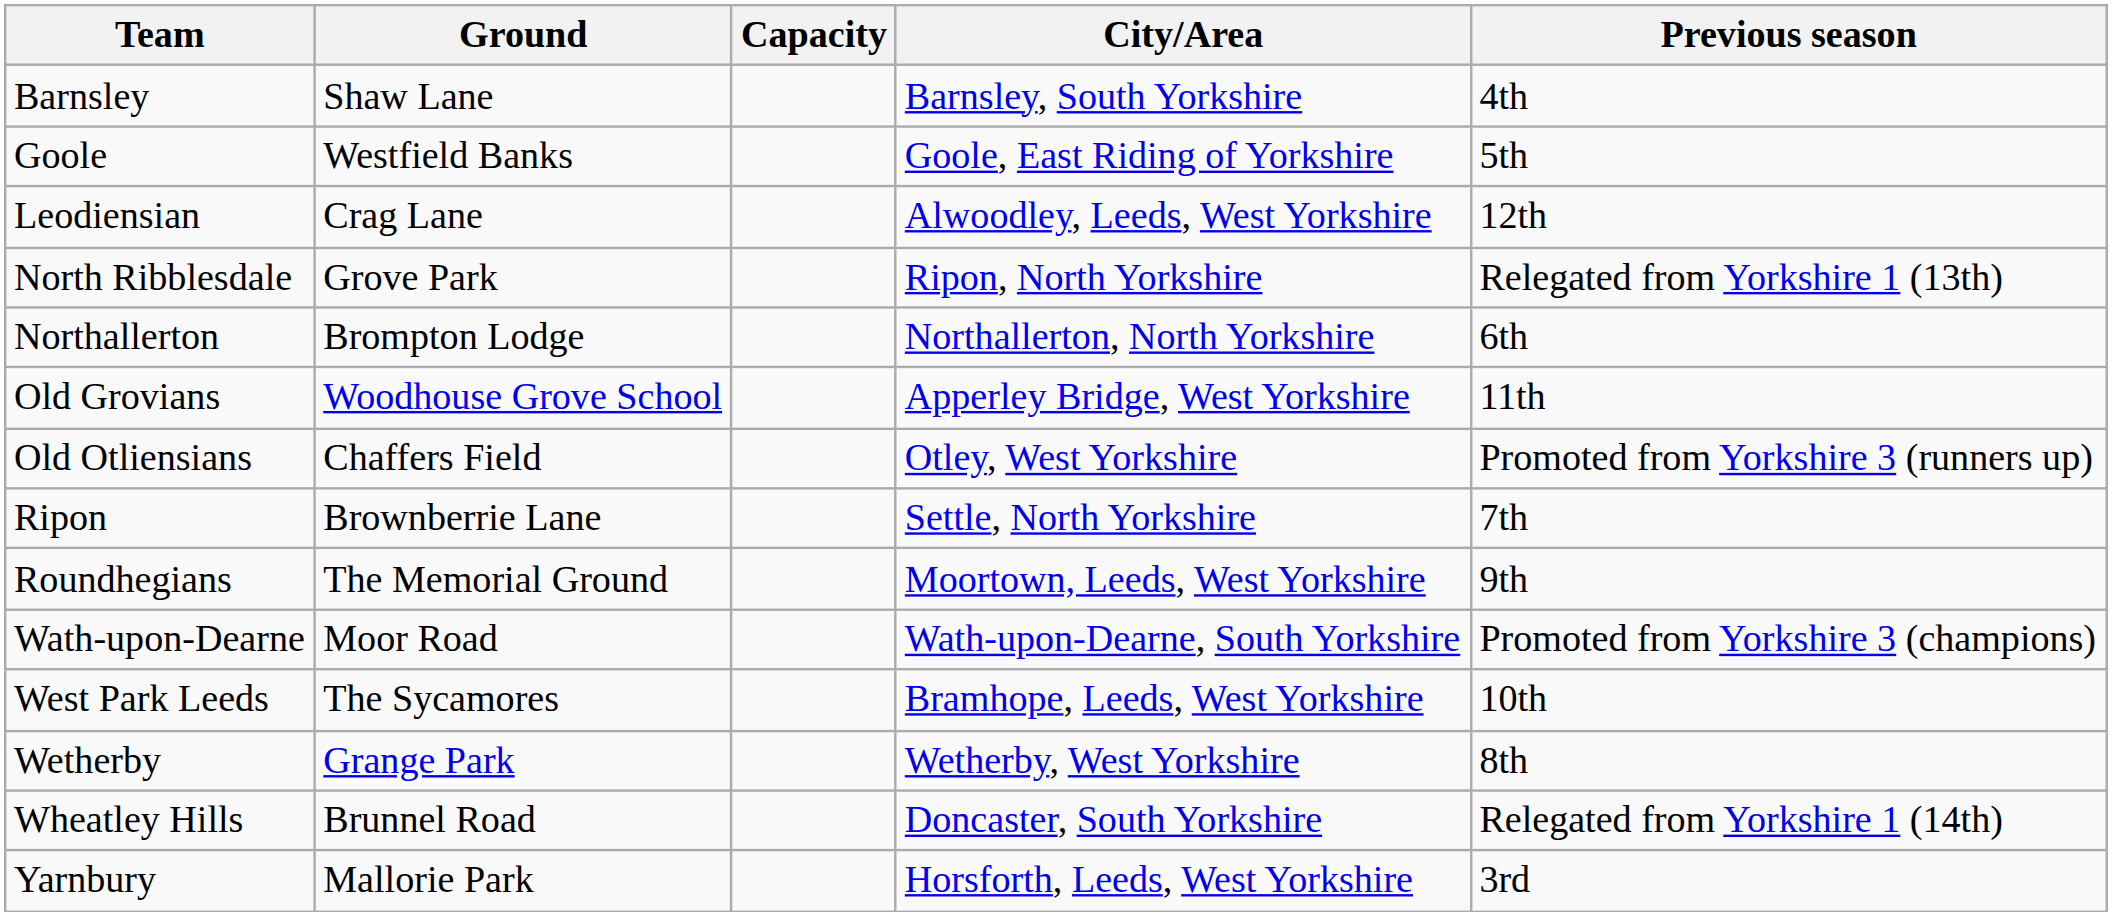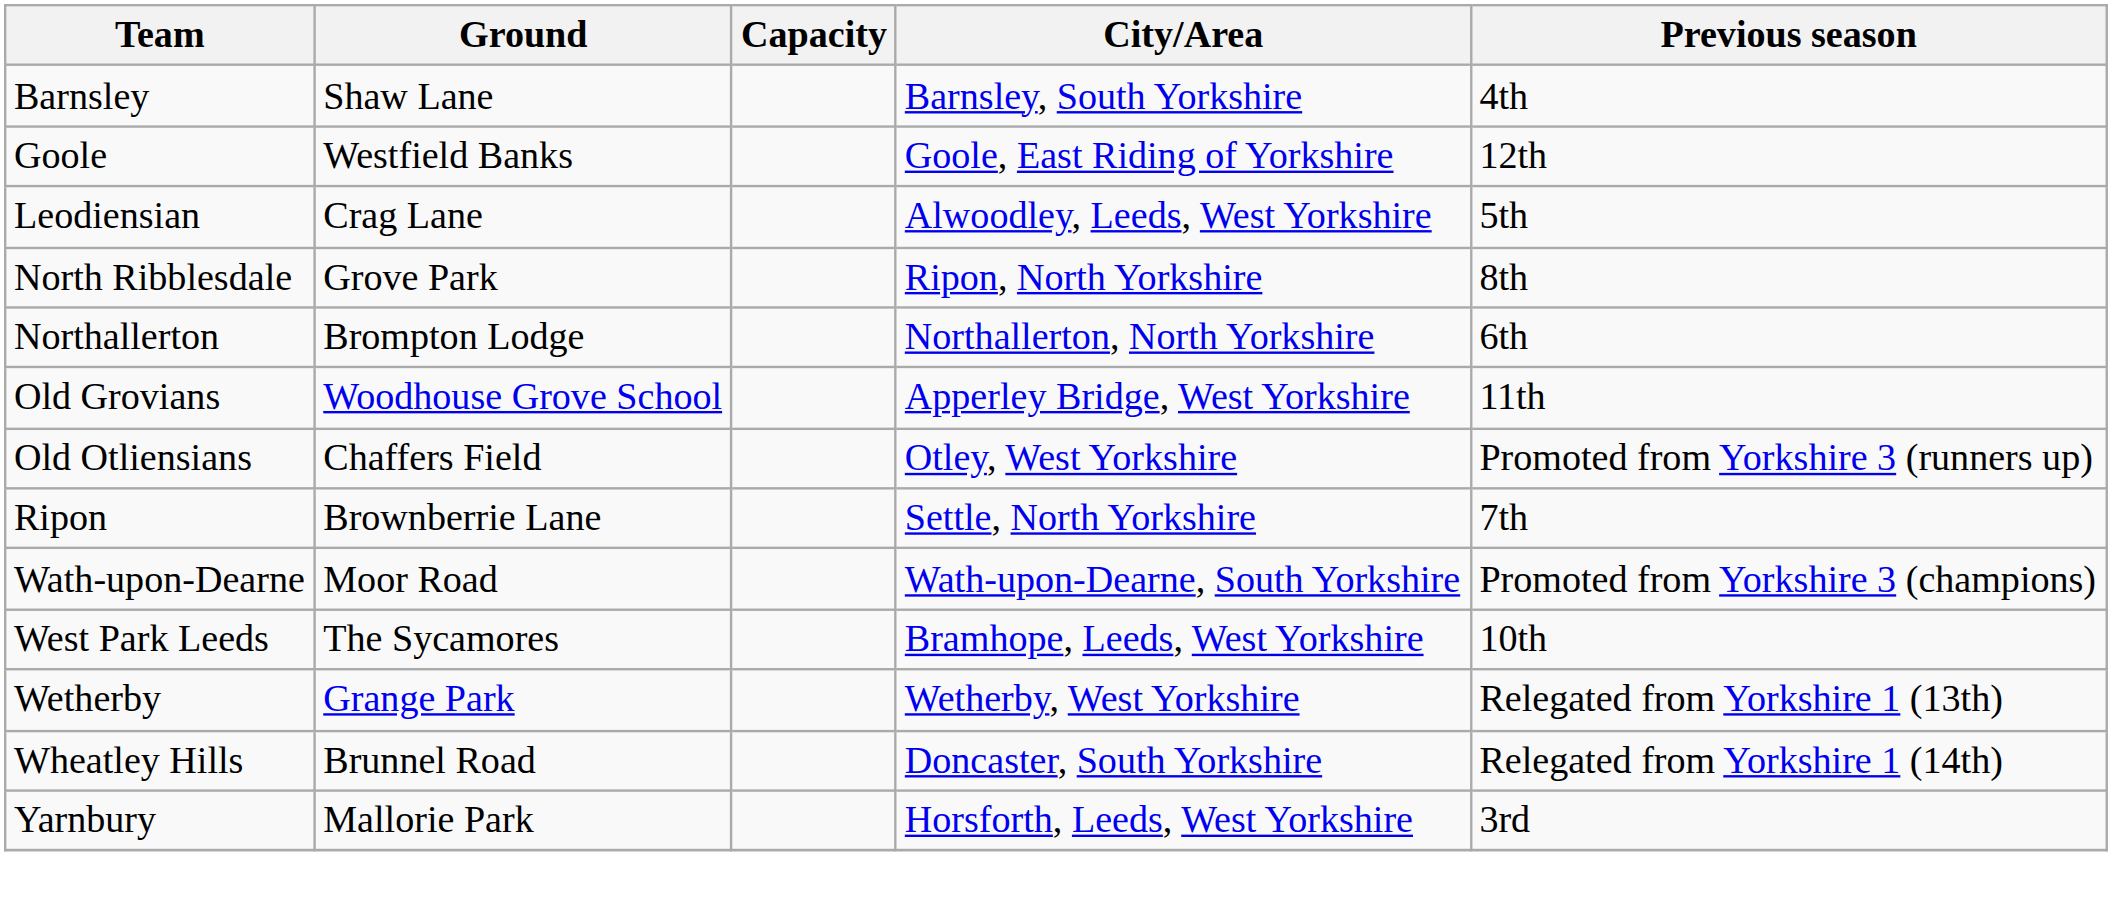(1504, 155) 5th -> (1513, 155) 12th
(1513, 215) 12th -> (1504, 215) 5th
(1741, 276) Relegated from Yorkshire 1 (13th) -> (1504, 276) 8th
- row: (123, 578)
(1504, 759) 8th -> (1741, 699) Relegated from Yorkshire 1 (13th)
